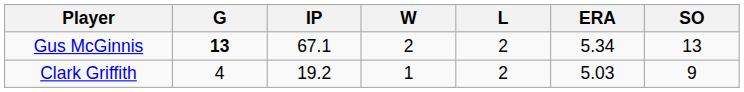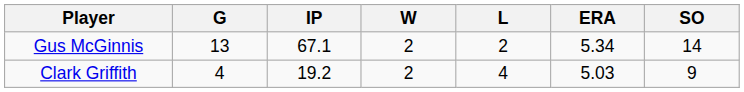(220, 45) bold -> (220, 45) normal
(692, 45) 13 -> (692, 45) 14
(409, 73) 1 -> (409, 73) 2
(503, 73) 2 -> (503, 73) 4
